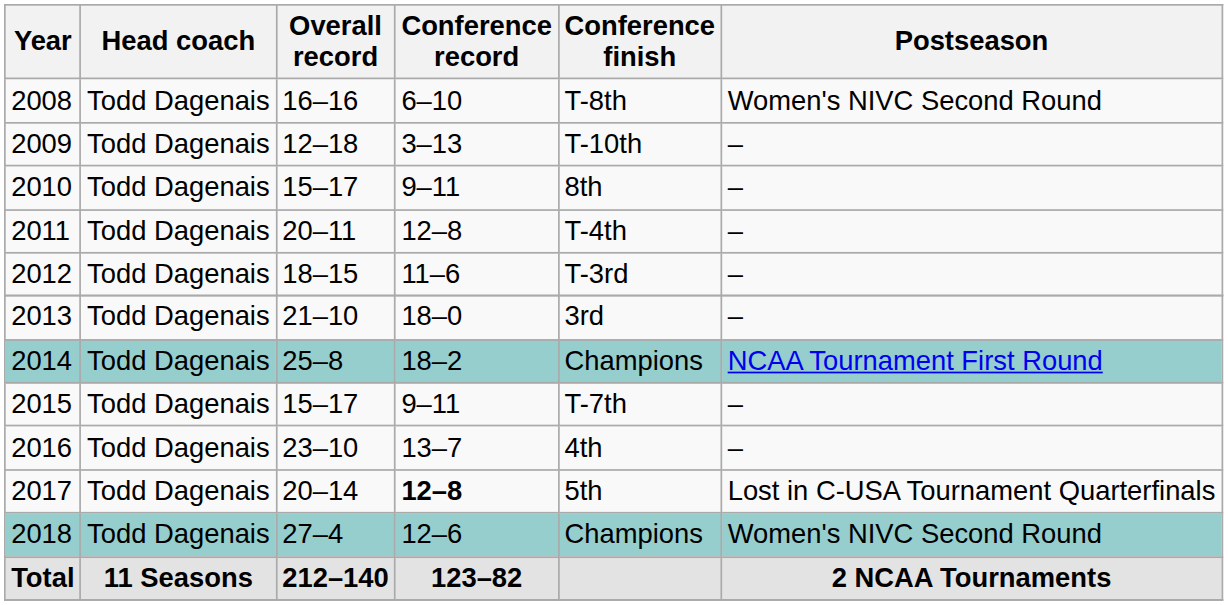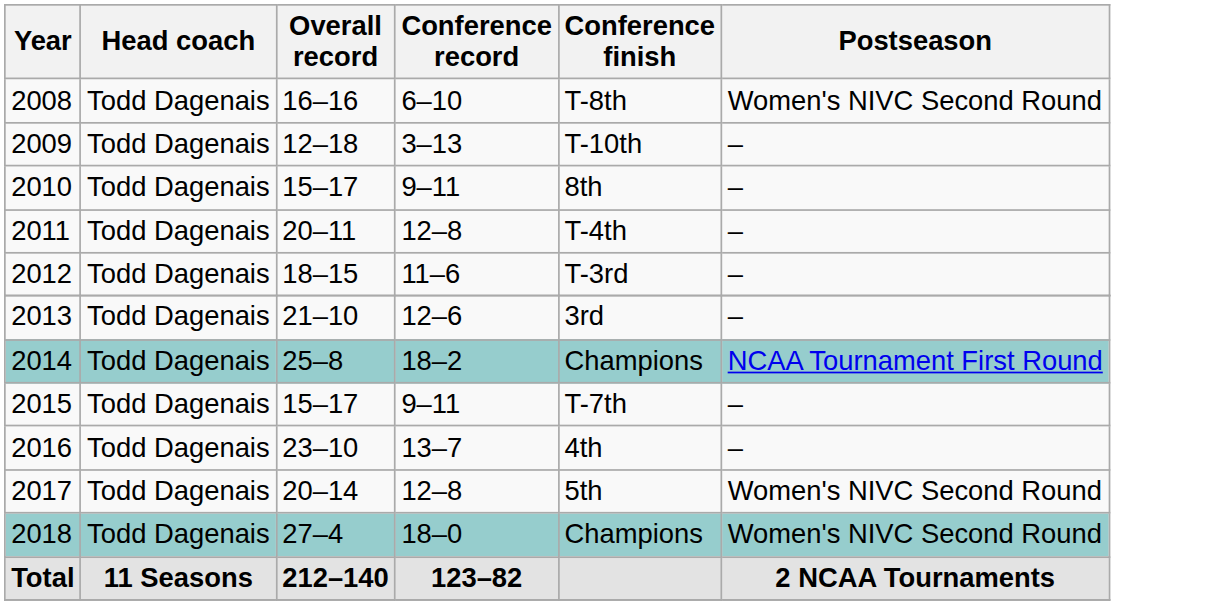(432, 317) 18–0 -> (432, 317) 12–6
(432, 490) bold -> (432, 490) normal
(971, 490) Lost in C-USA Tournament Quarterfinals -> (915, 490) Women's NIVC Second Round
(432, 534) 12–6 -> (432, 534) 18–0
